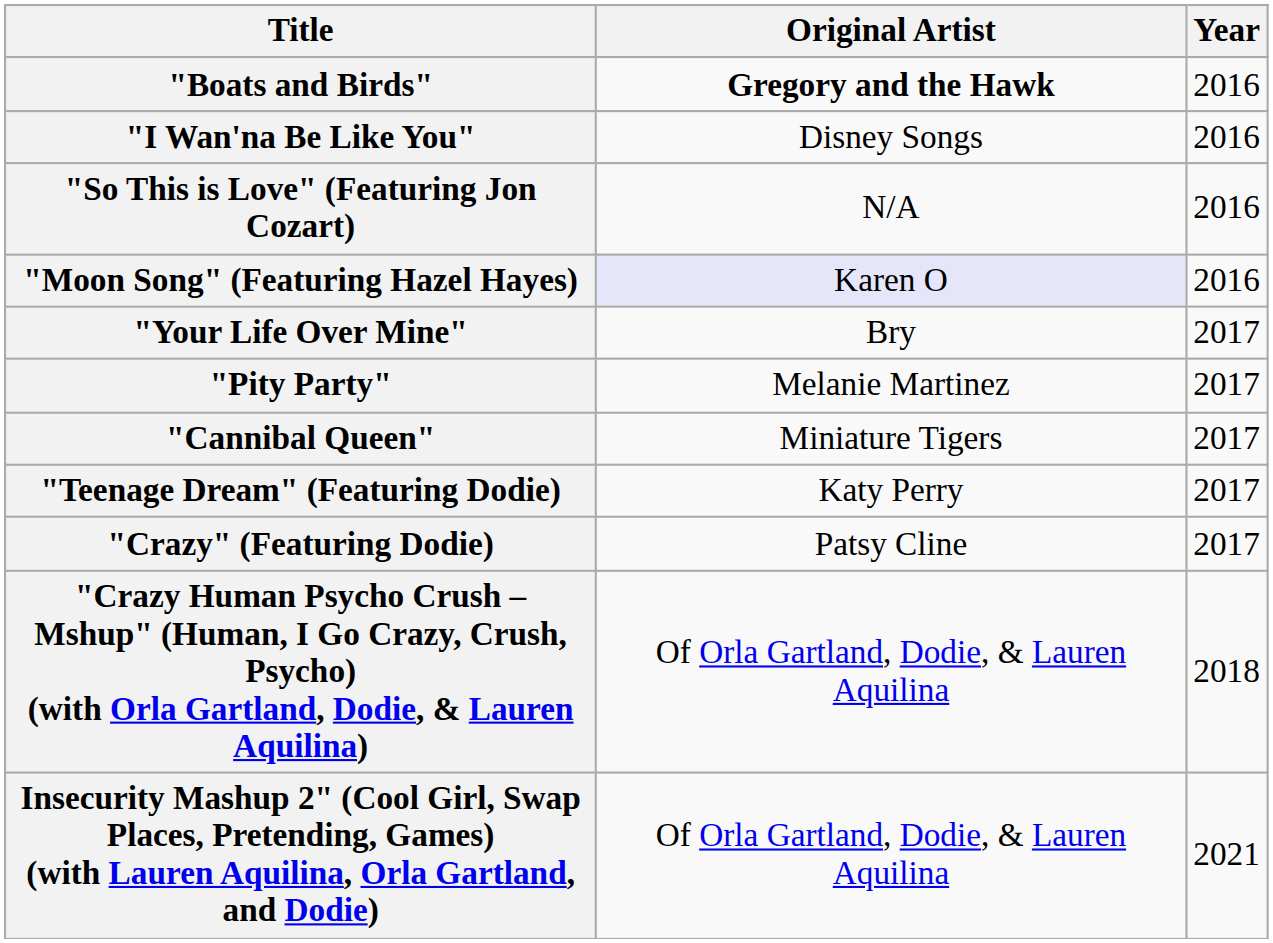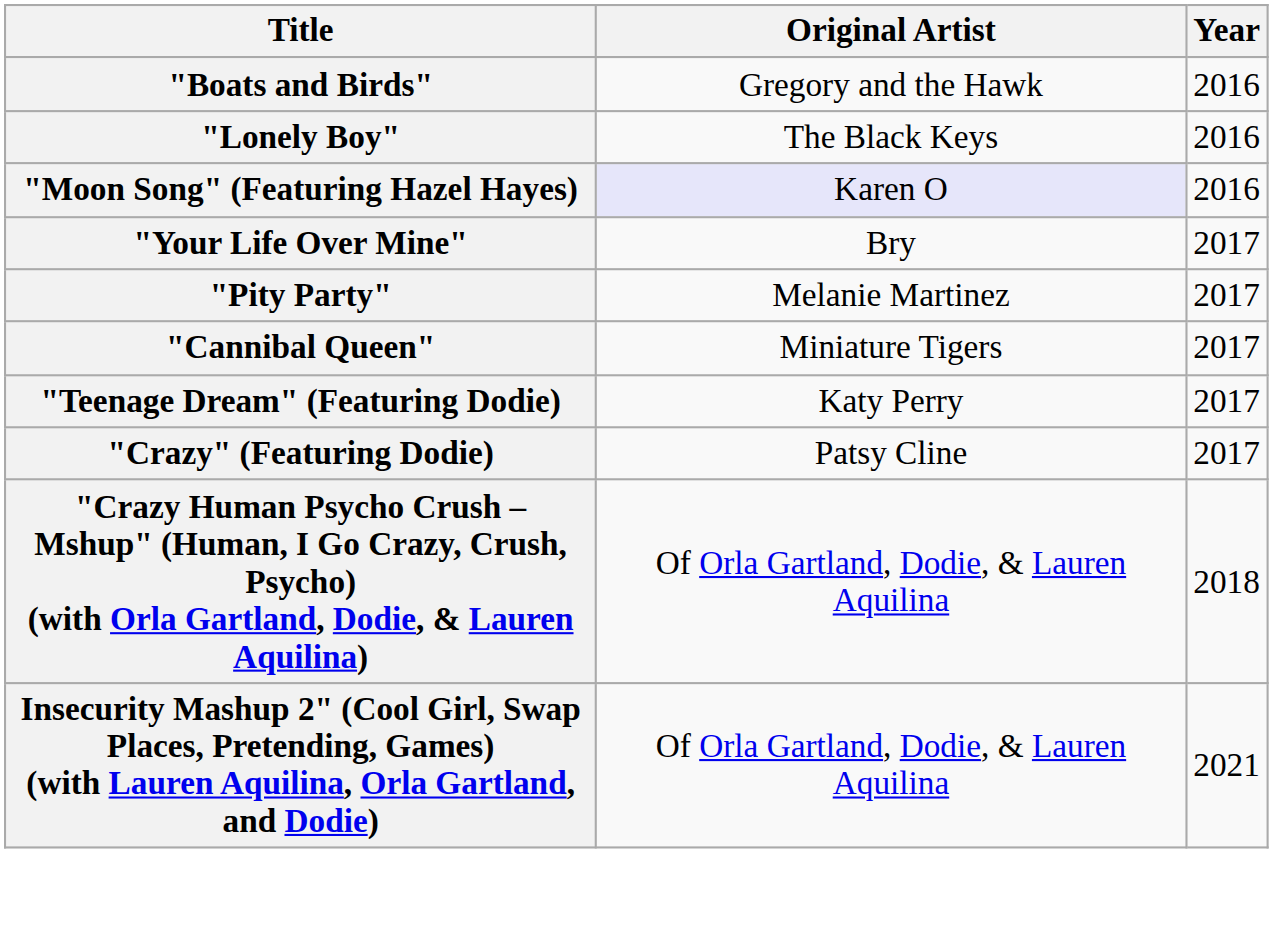(891, 83) bold -> (891, 83) normal
- row: (301, 136)
+ row: (301, 136)
- row: (301, 207)
